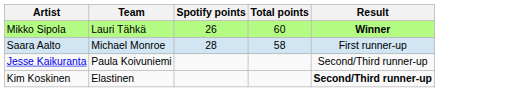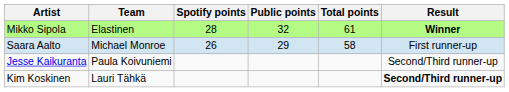+ column: (283, 12)
(119, 29) Lauri Tähkä -> (113, 29) Elastinen
(211, 29) 26 -> (211, 29) 28
(280, 29) 60 -> (350, 29) 61
(211, 45) 28 -> (211, 45) 26
(113, 78) Elastinen -> (119, 78) Lauri Tähkä
